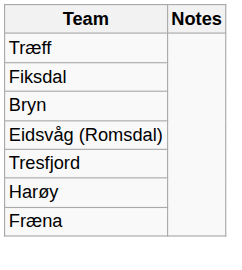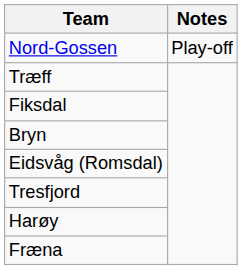+ row: (63, 47)
